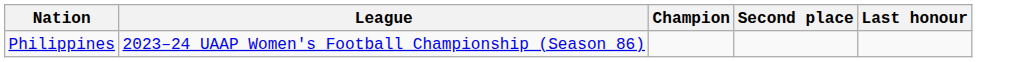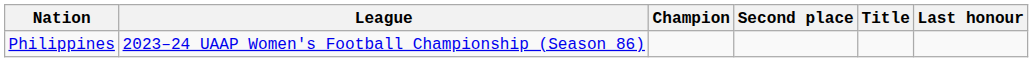+ column: (886, 18)
